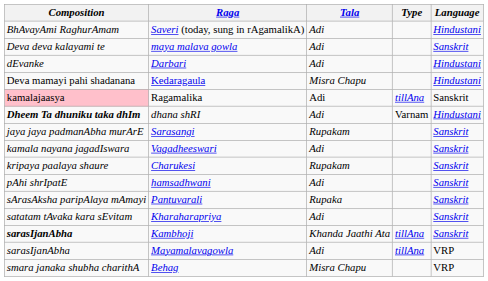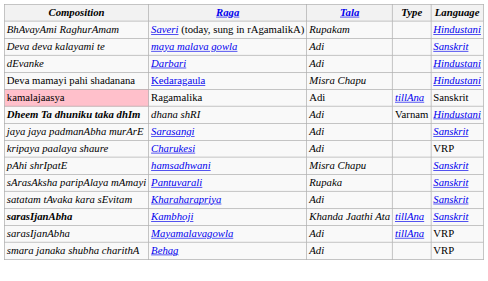(317, 30) Adi -> (330, 30) Rupakam
(330, 132) Rupakam -> (317, 132) Adi
- row: (184, 149)
(330, 166) Rupakam -> (317, 149) Adi
(451, 166) Sanskrit -> (444, 149) VRP
(317, 183) Adi -> (338, 166) Misra Chapu
(338, 268) Misra Chapu -> (317, 251) Adi
